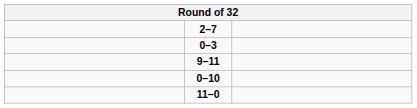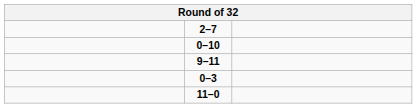rows swapped: (208, 78) <-> (208, 45)
